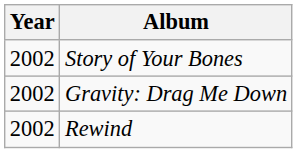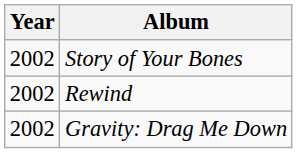rows swapped: (176, 93) <-> (99, 128)
